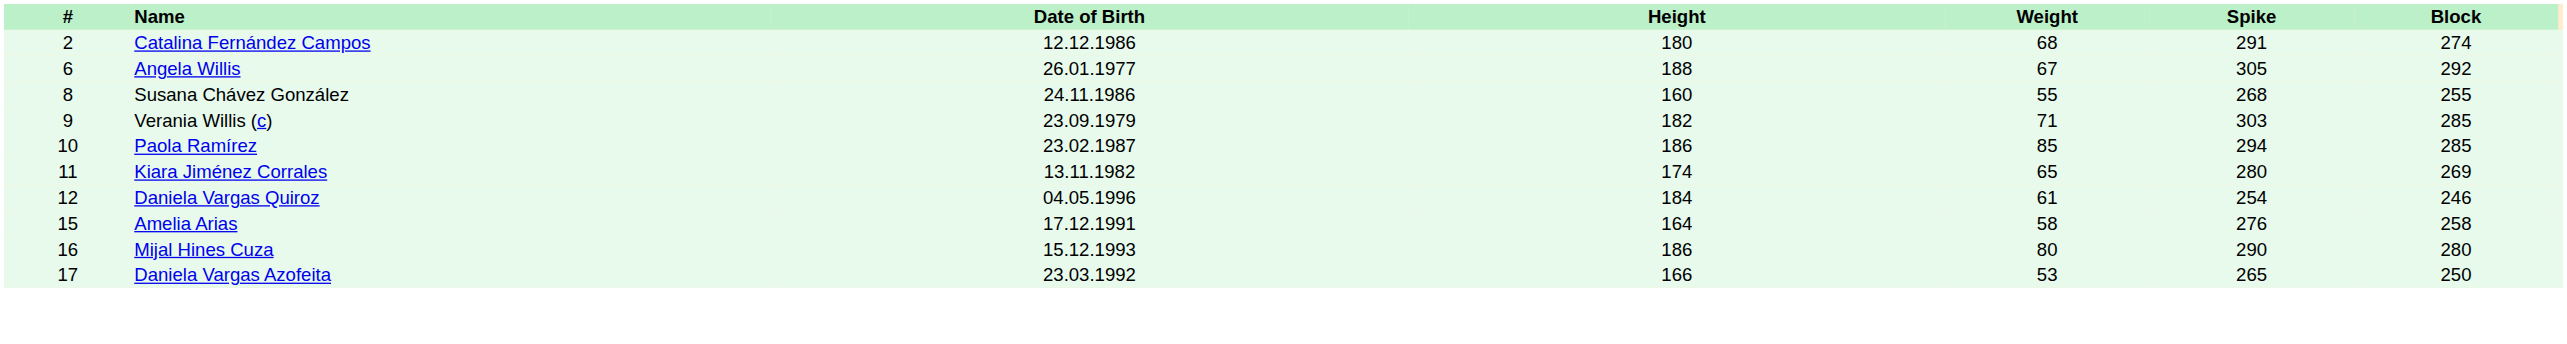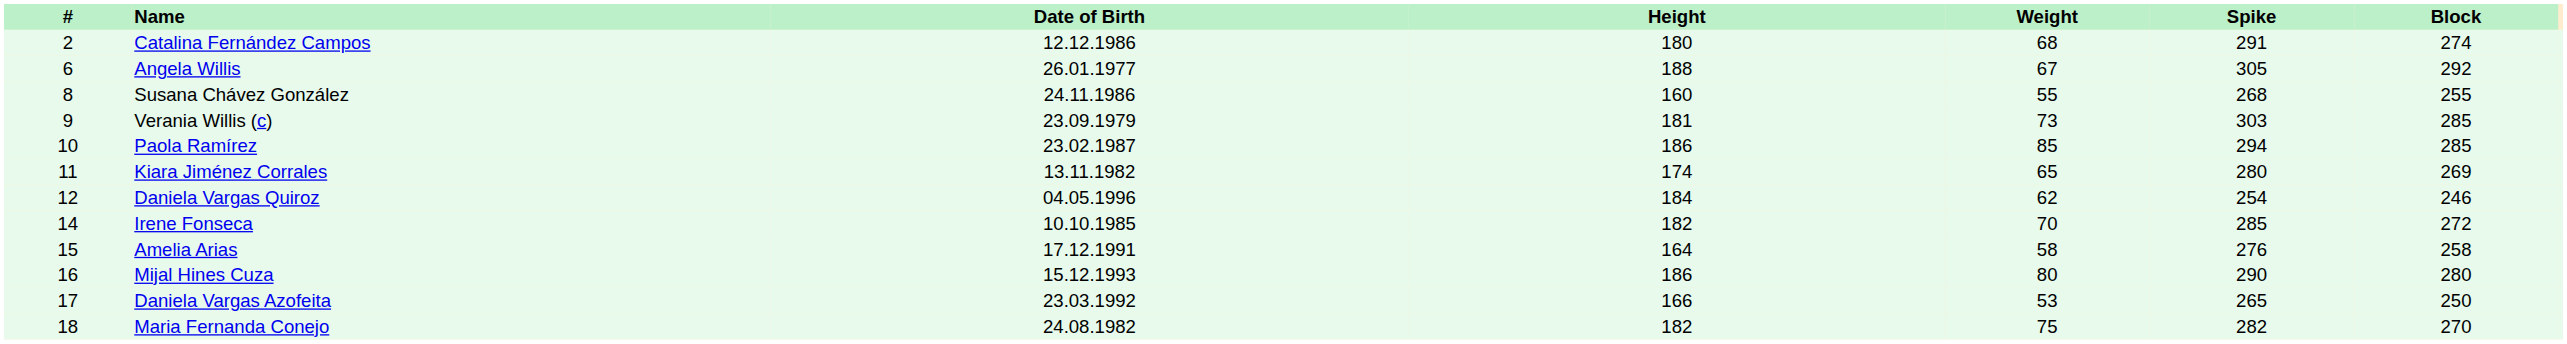(1677, 120) 182 -> (1677, 120) 181
(2047, 120) 71 -> (2047, 120) 73
(2047, 197) 61 -> (2047, 197) 62
+ row: (194, 223)
+ row: (232, 326)
